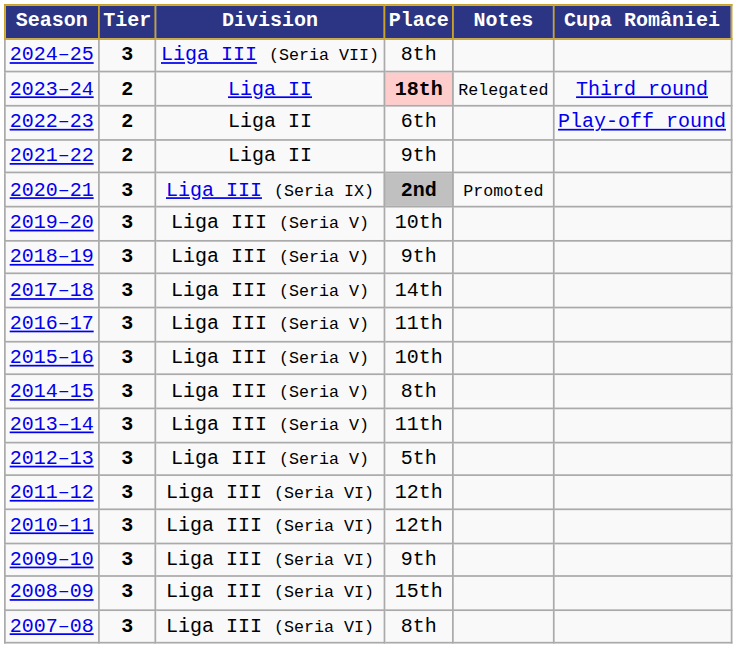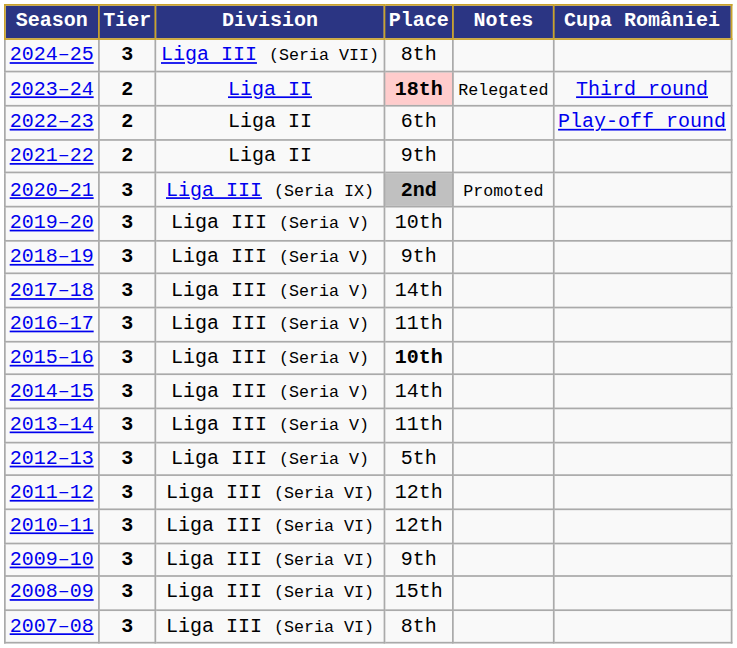(419, 357) normal -> (419, 357) bold
(419, 391) 8th -> (419, 391) 14th
